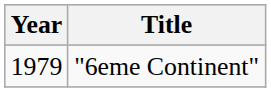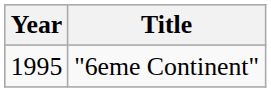(37, 65) 1979 -> (37, 65) 1995
